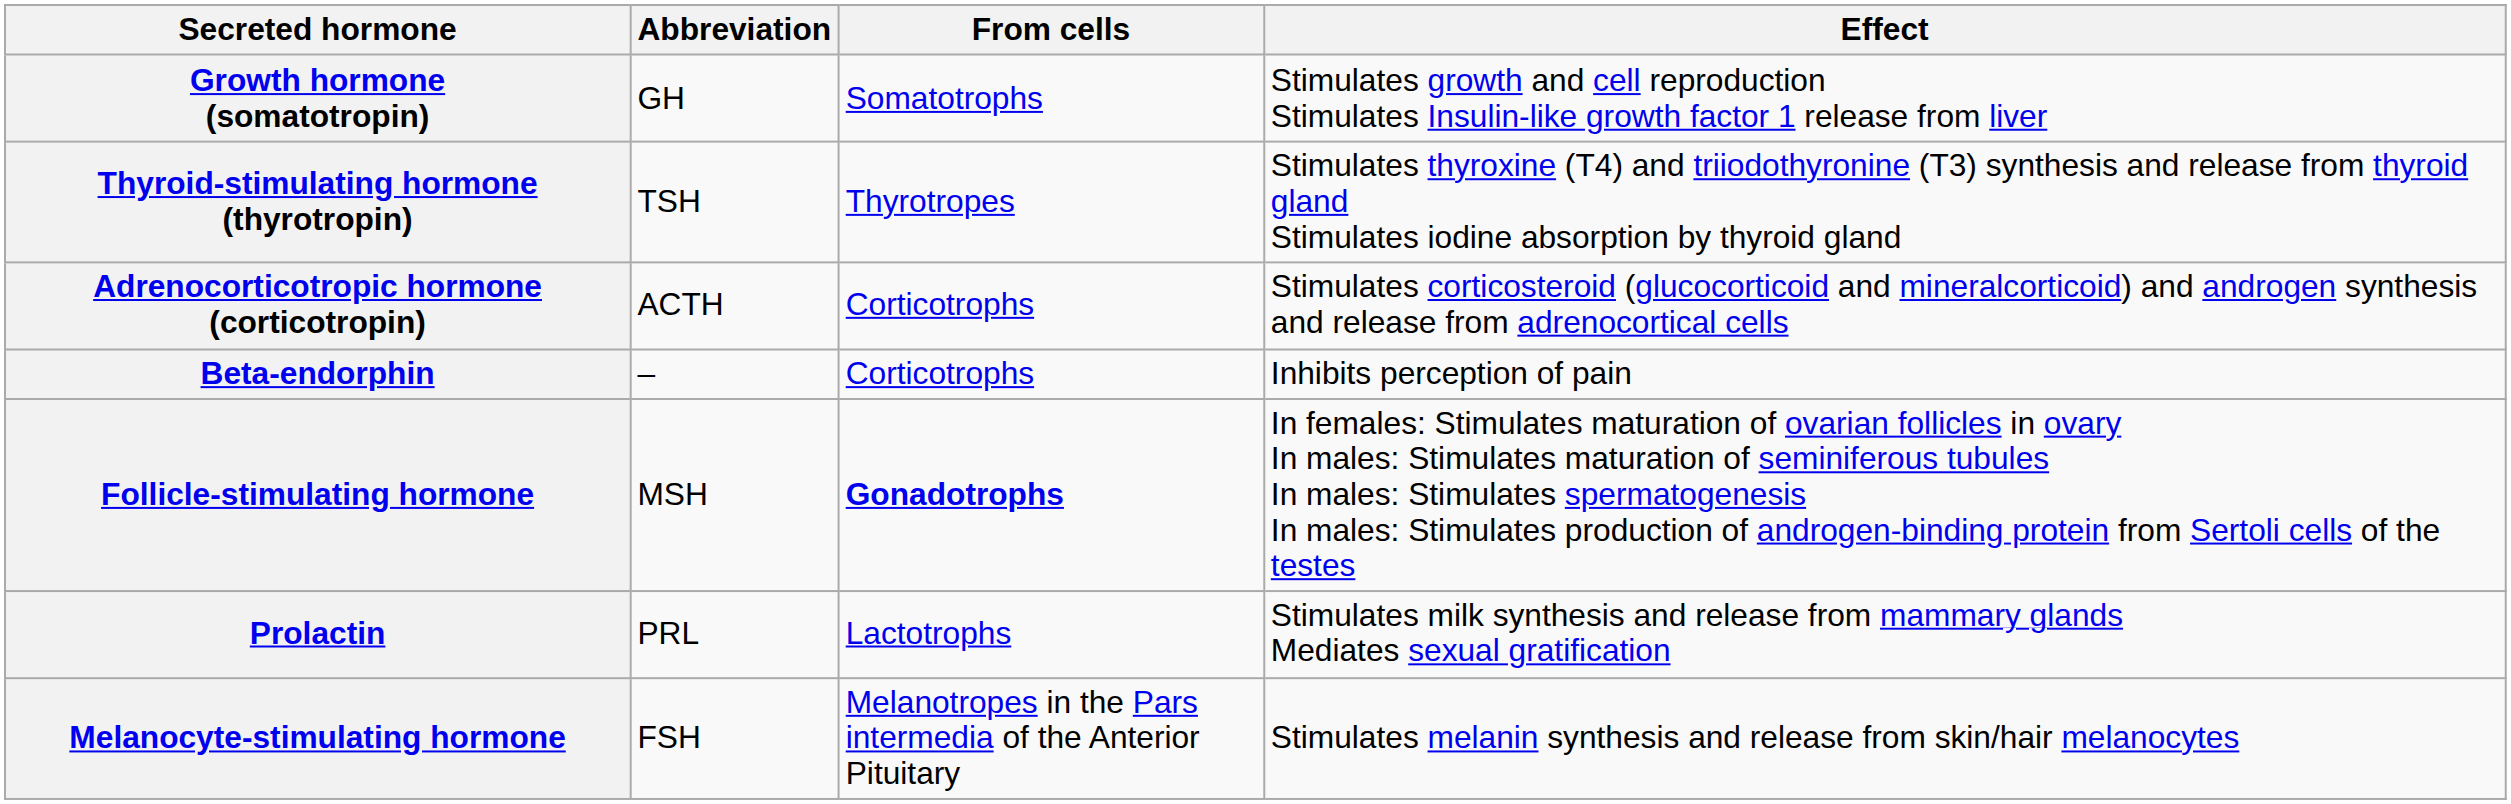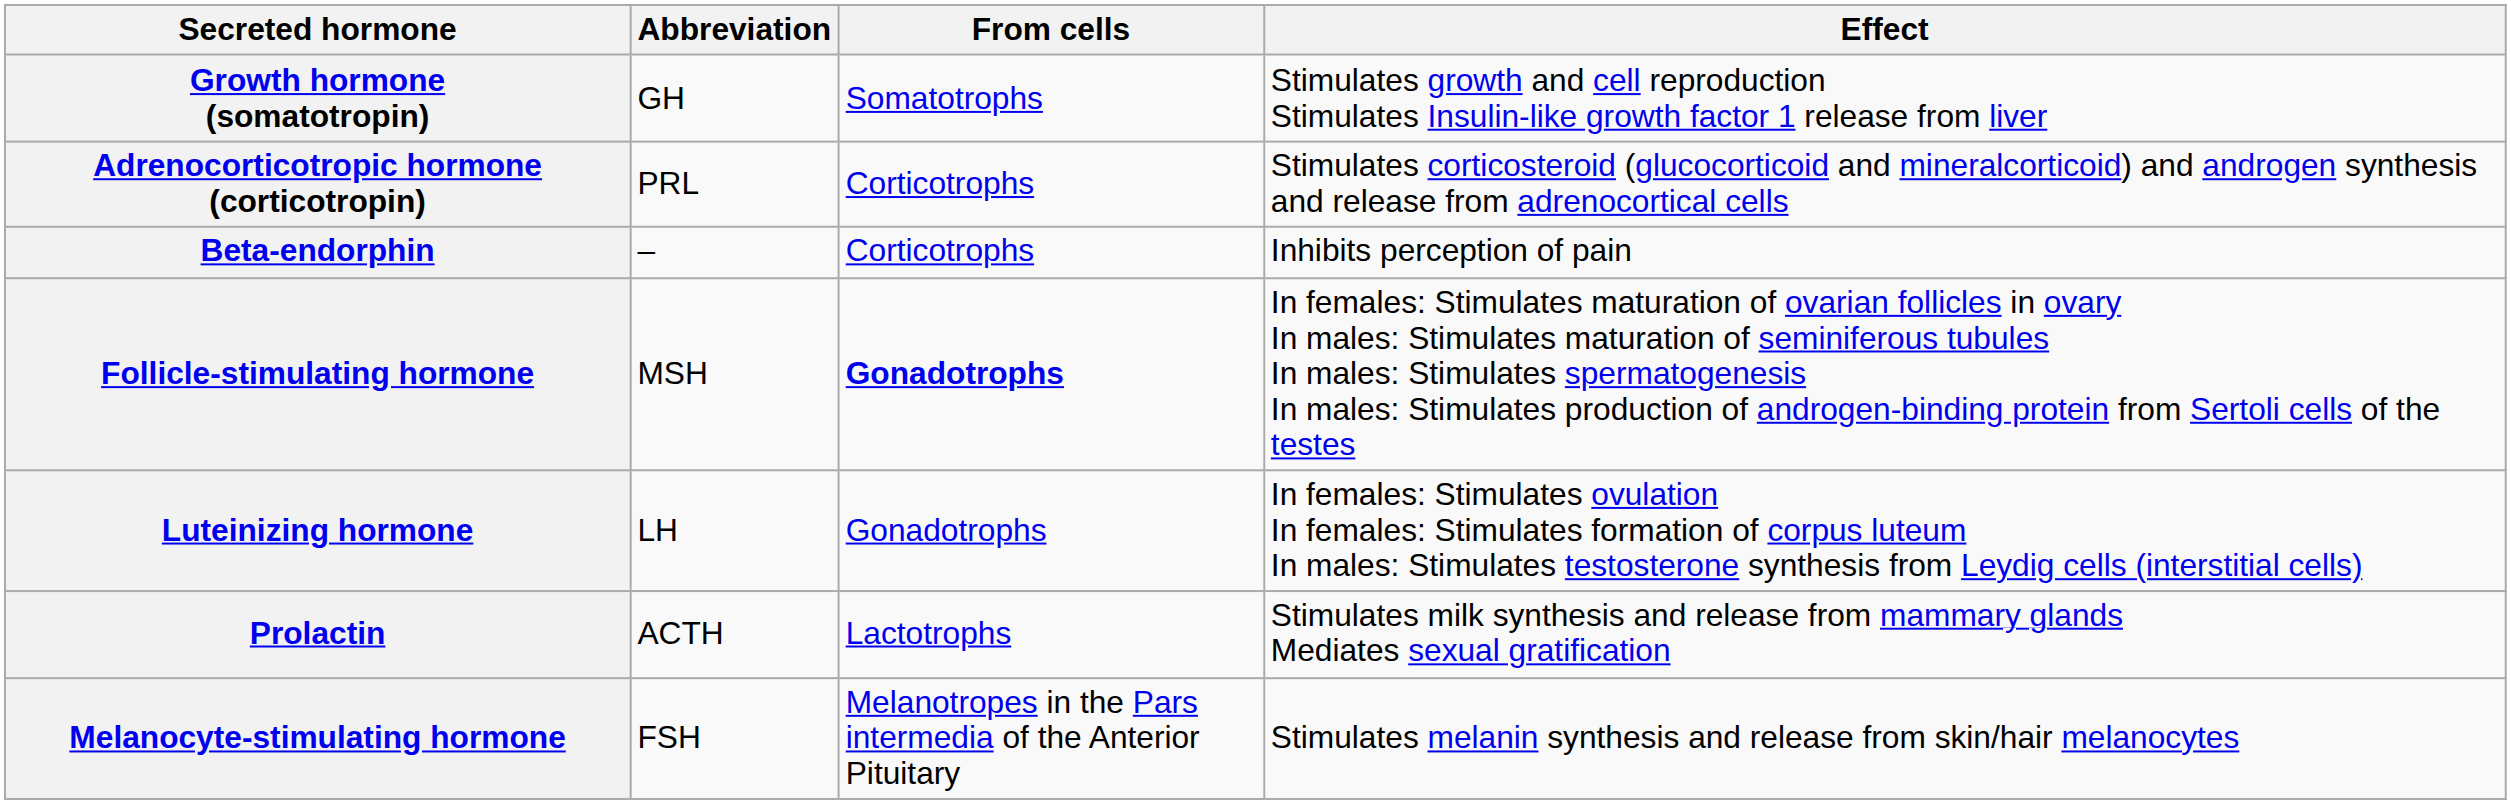- row: (318, 201)
(681, 305) ACTH -> (668, 183) PRL
+ row: (318, 530)
(668, 634) PRL -> (681, 634) ACTH
